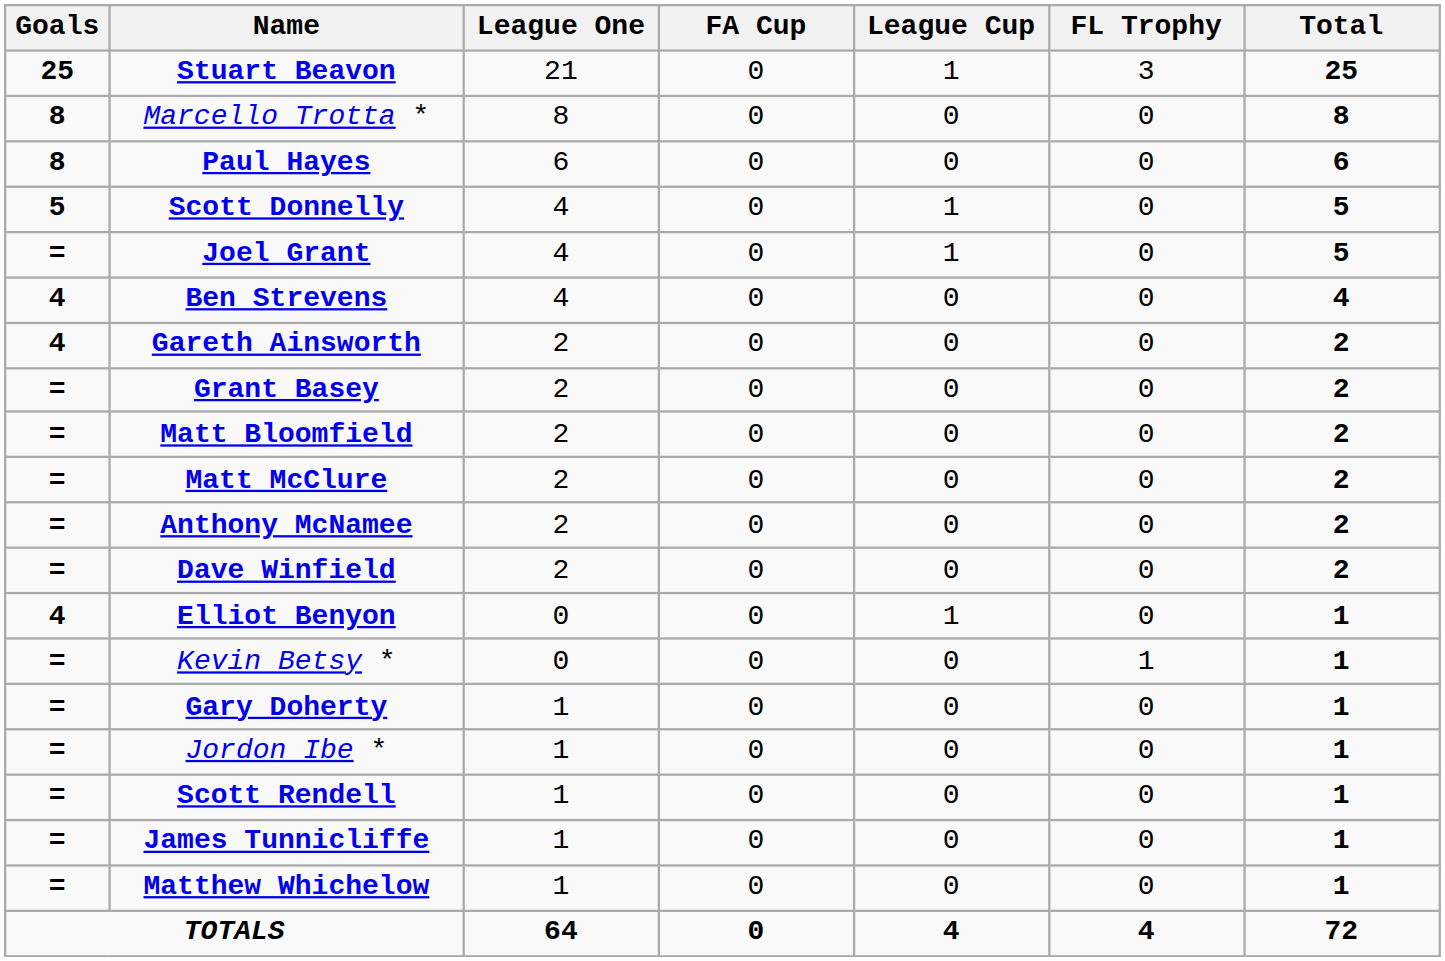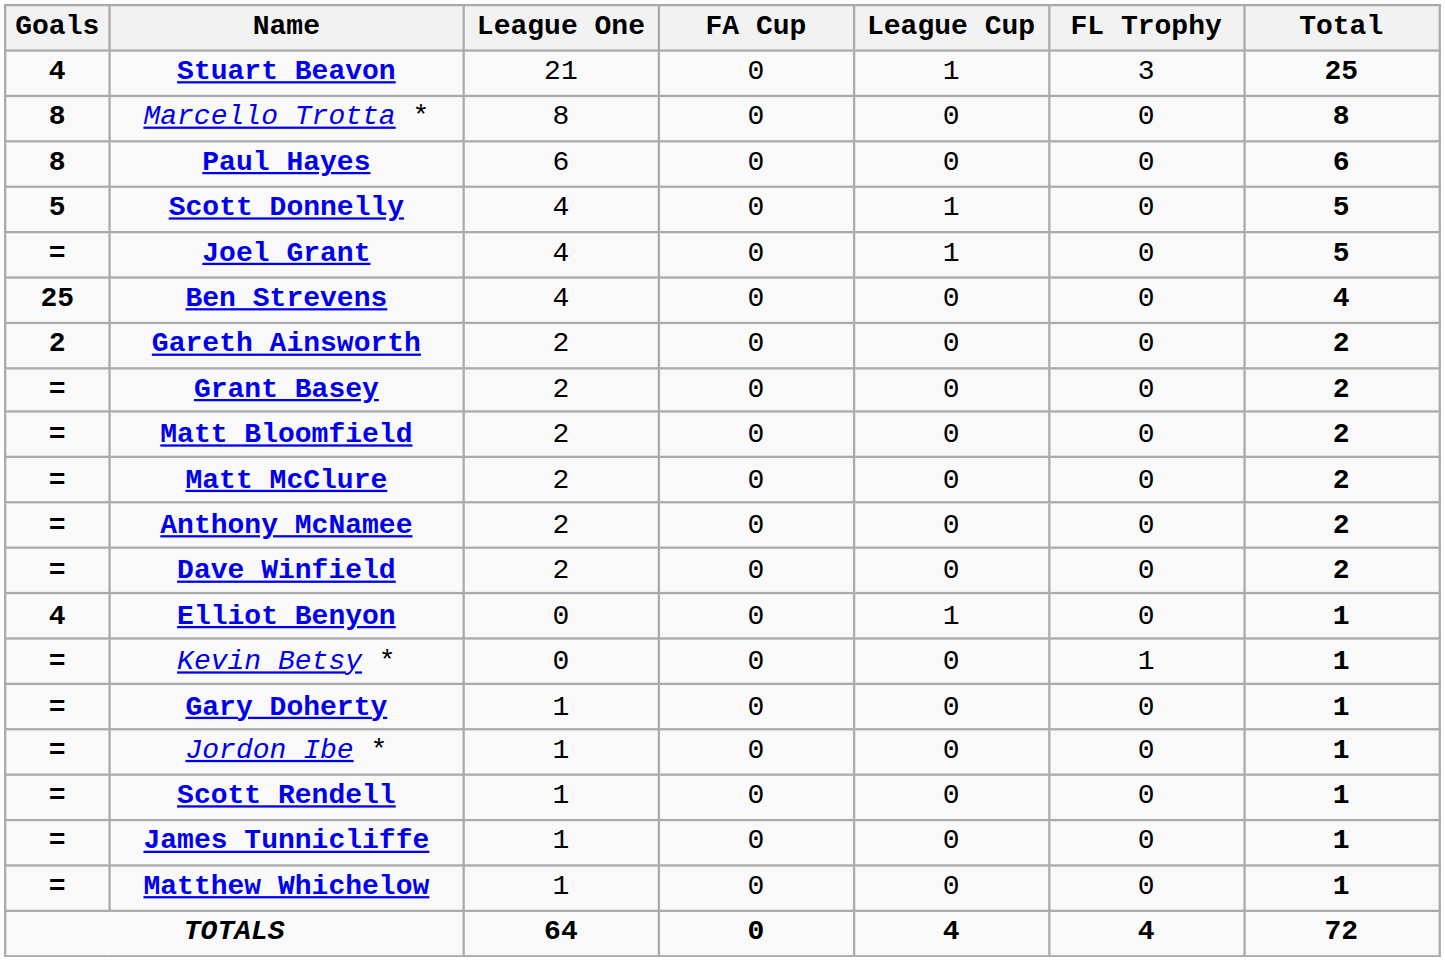(57, 73) 25 -> (57, 73) 4
(57, 300) 4 -> (57, 300) 25
(57, 345) 4 -> (57, 345) 2
